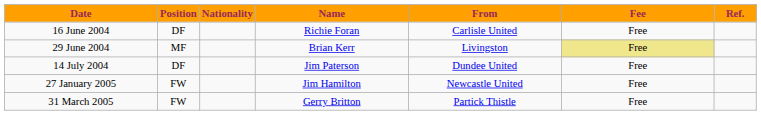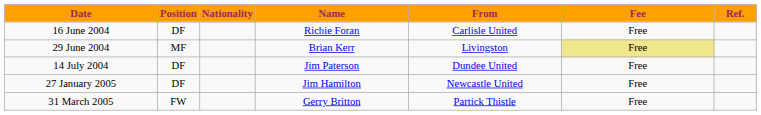(178, 83) FW -> (178, 83) DF
